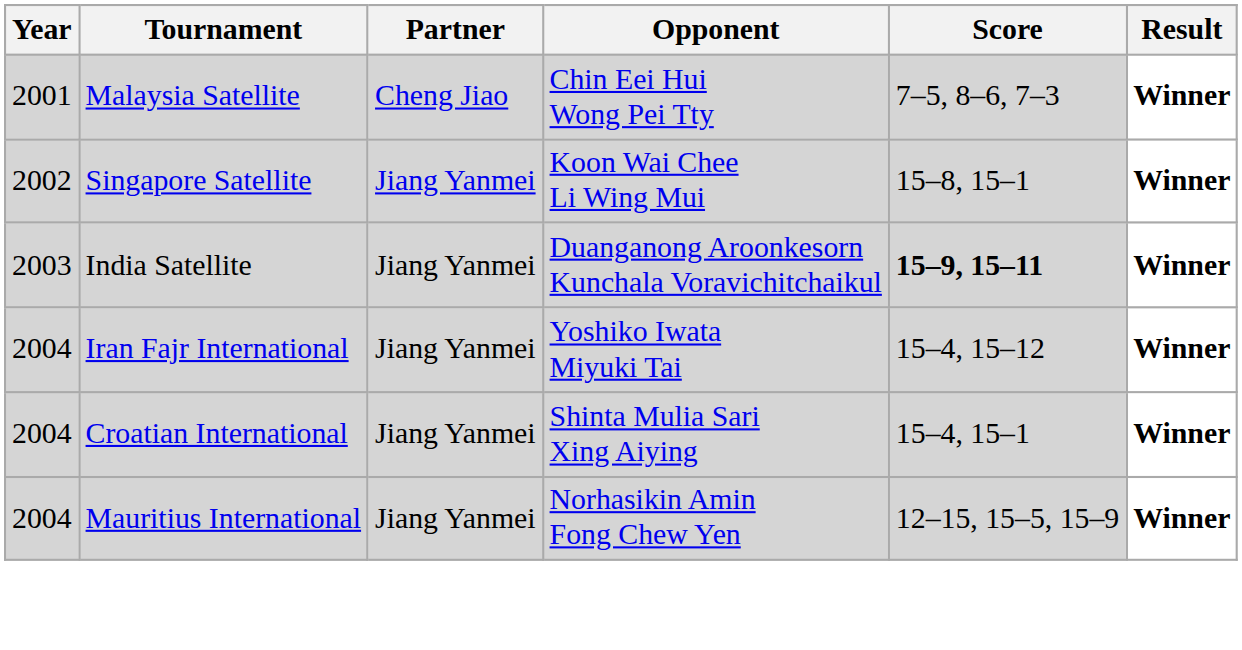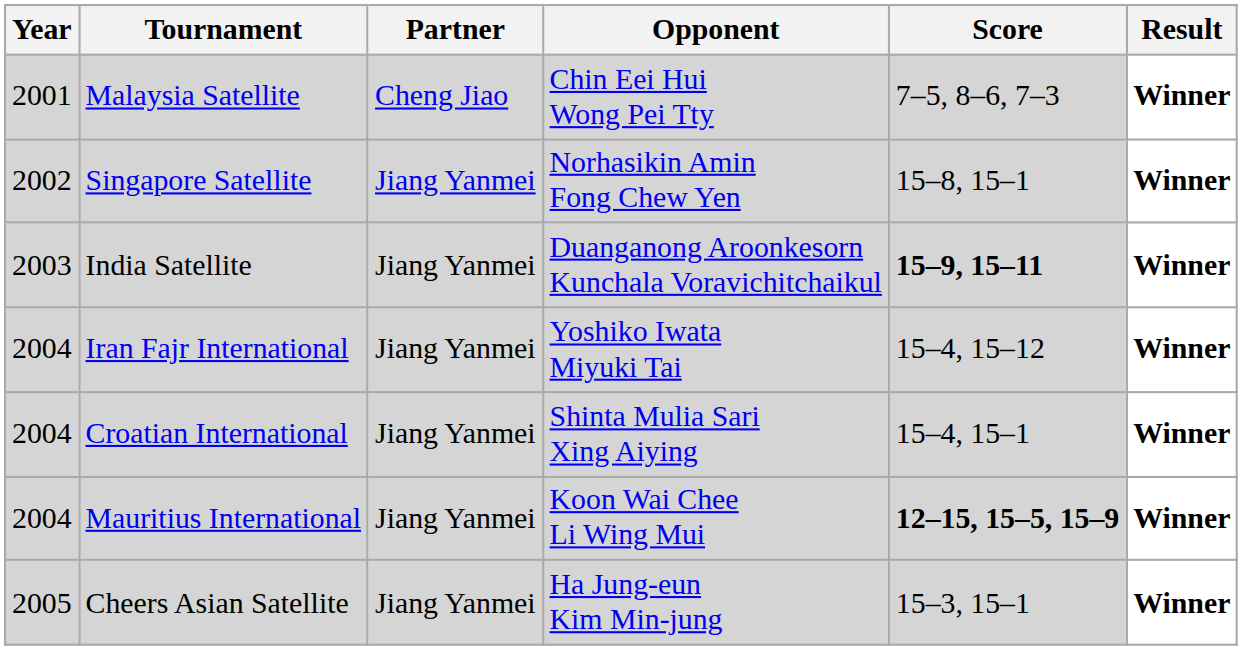(644, 180) Koon Wai Chee Li Wing Mui -> (653, 180) Norhasikin Amin Fong Chew Yen
(653, 517) Norhasikin Amin Fong Chew Yen -> (644, 517) Koon Wai Chee Li Wing Mui
(1008, 517) normal -> (1008, 517) bold
+ row: (217, 602)
